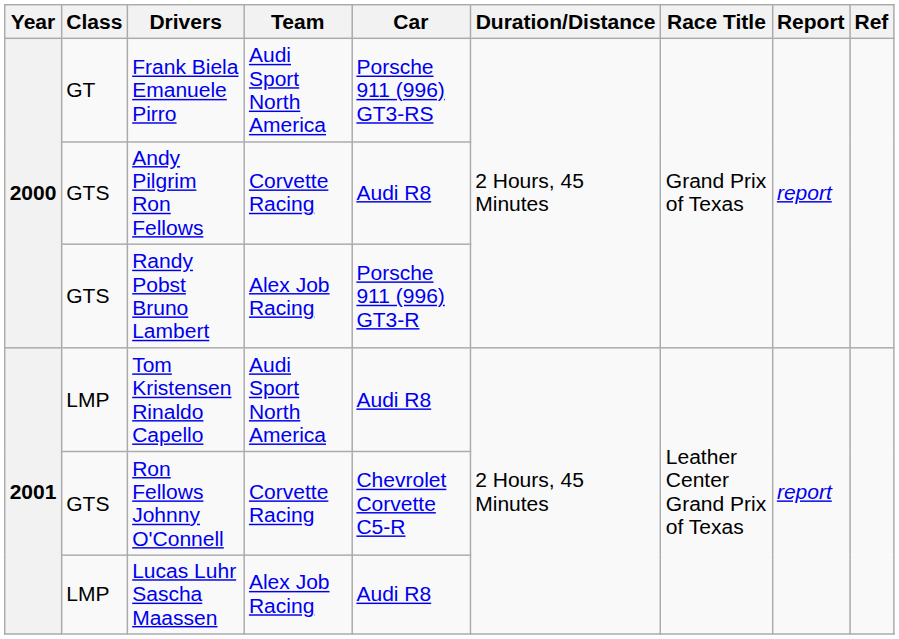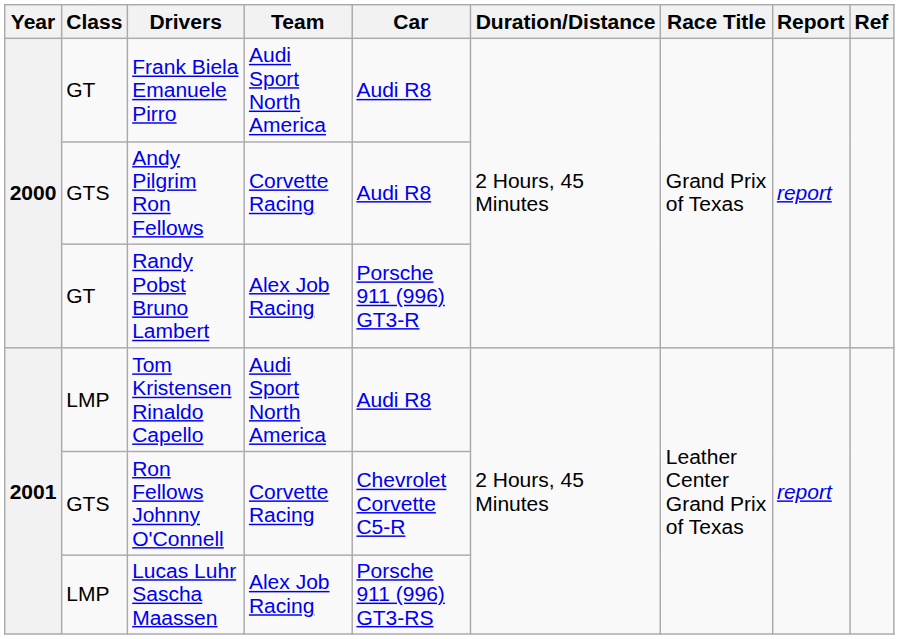(401, 90) Porsche 911 (996) GT3-RS -> (394, 90) Audi R8
(88, 297) GTS -> (81, 297) GT
(394, 595) Audi R8 -> (401, 595) Porsche 911 (996) GT3-RS
